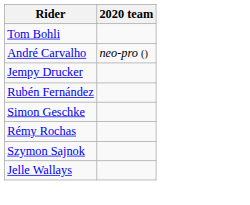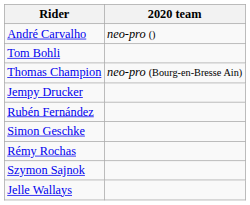rows swapped: (34, 33) <-> (47, 53)
+ row: (54, 72)
